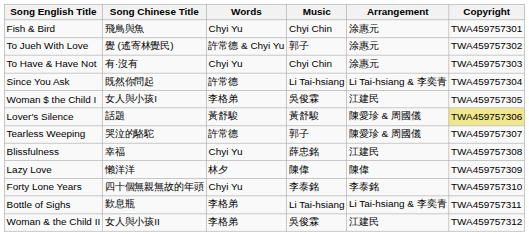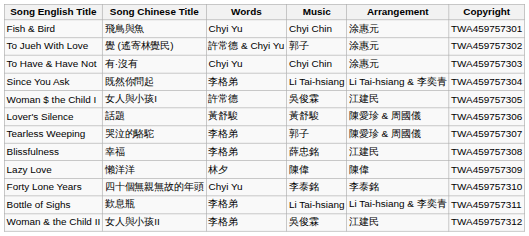(223, 81) 許常德 -> (223, 81) 李格弟
(223, 99) 李格弟 -> (223, 99) 許常德
(487, 116) khaki background -> (487, 116) no background
(223, 134) 許常德 -> (223, 134) 李格弟
(225, 152) Chyi Yu -> (223, 151) 李格弟
